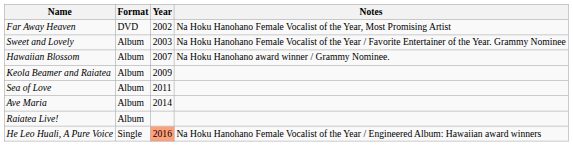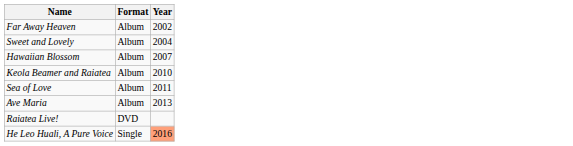- column: (371, 12)
(128, 27) DVD -> (131, 27) Album
(162, 42) 2003 -> (162, 42) 2004
(162, 73) 2009 -> (162, 73) 2010
(162, 103) 2014 -> (162, 103) 2013
(131, 118) Album -> (128, 118) DVD
